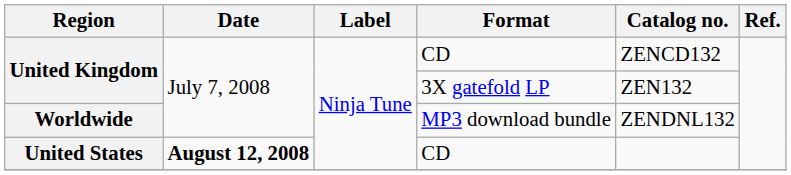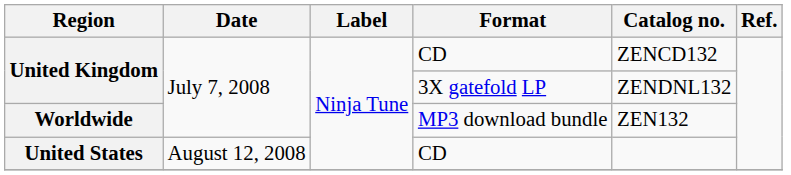(656, 86) ZEN132 -> (674, 86) ZENDNL132
(678, 119) ZENDNL132 -> (653, 119) ZEN132
(238, 152) bold -> (237, 152) normal
